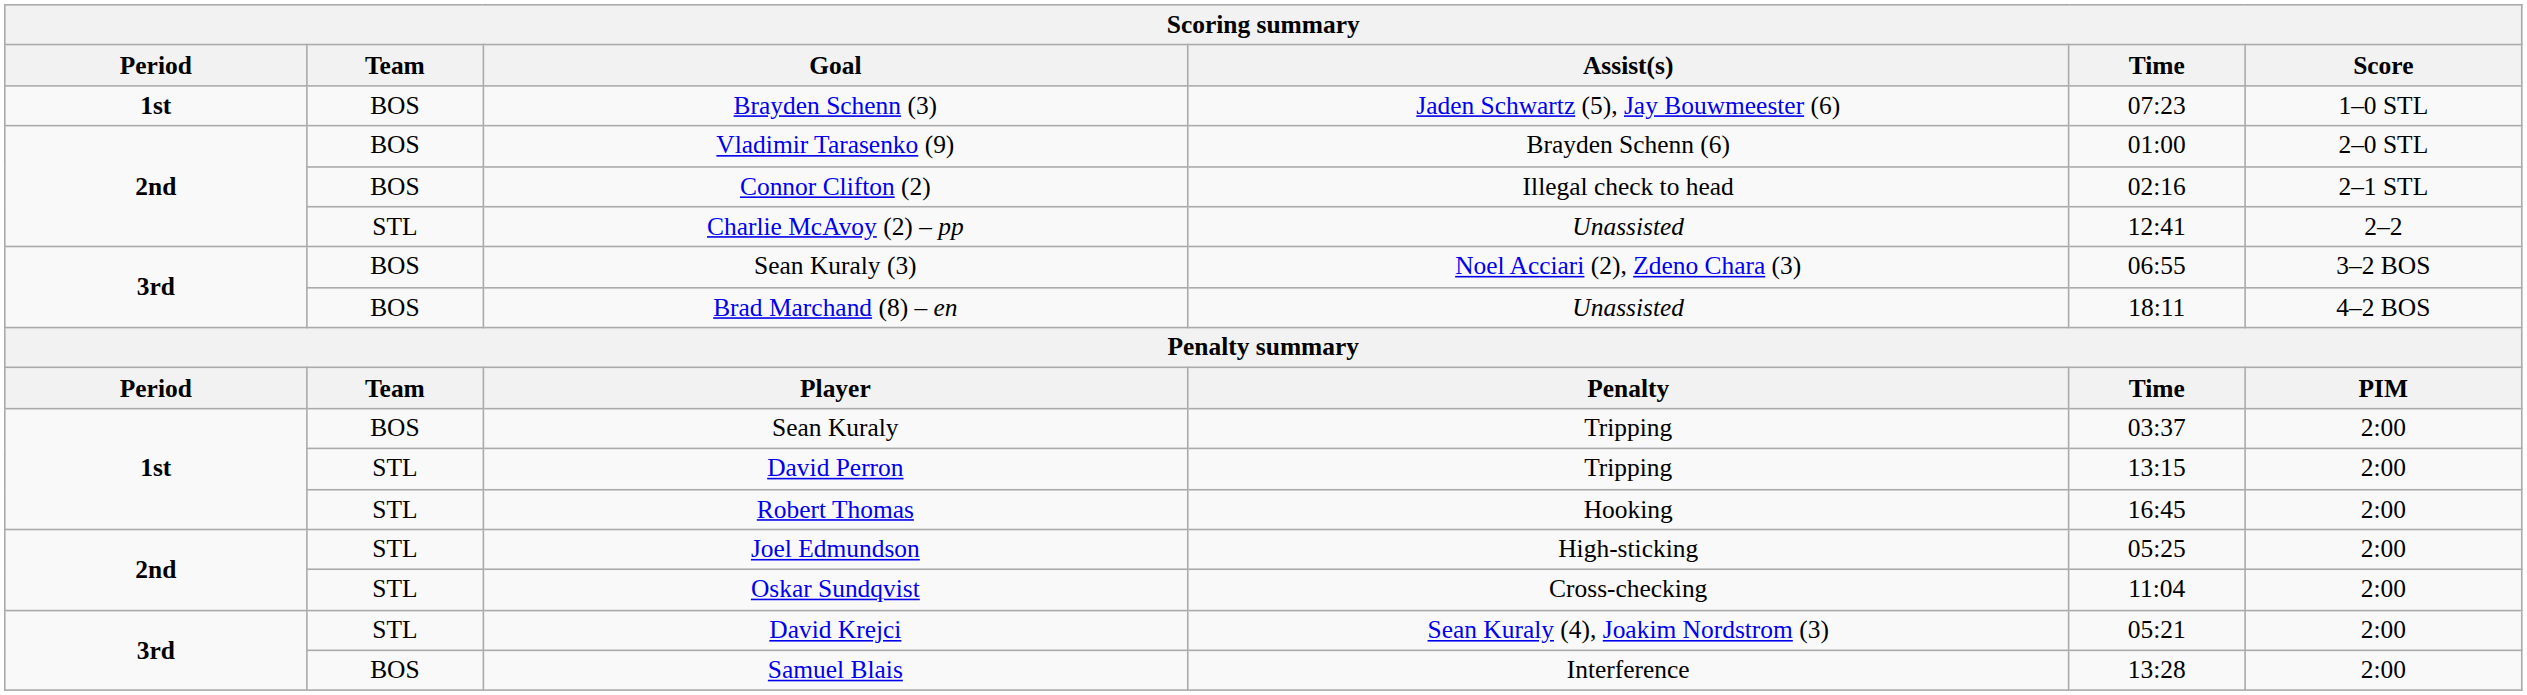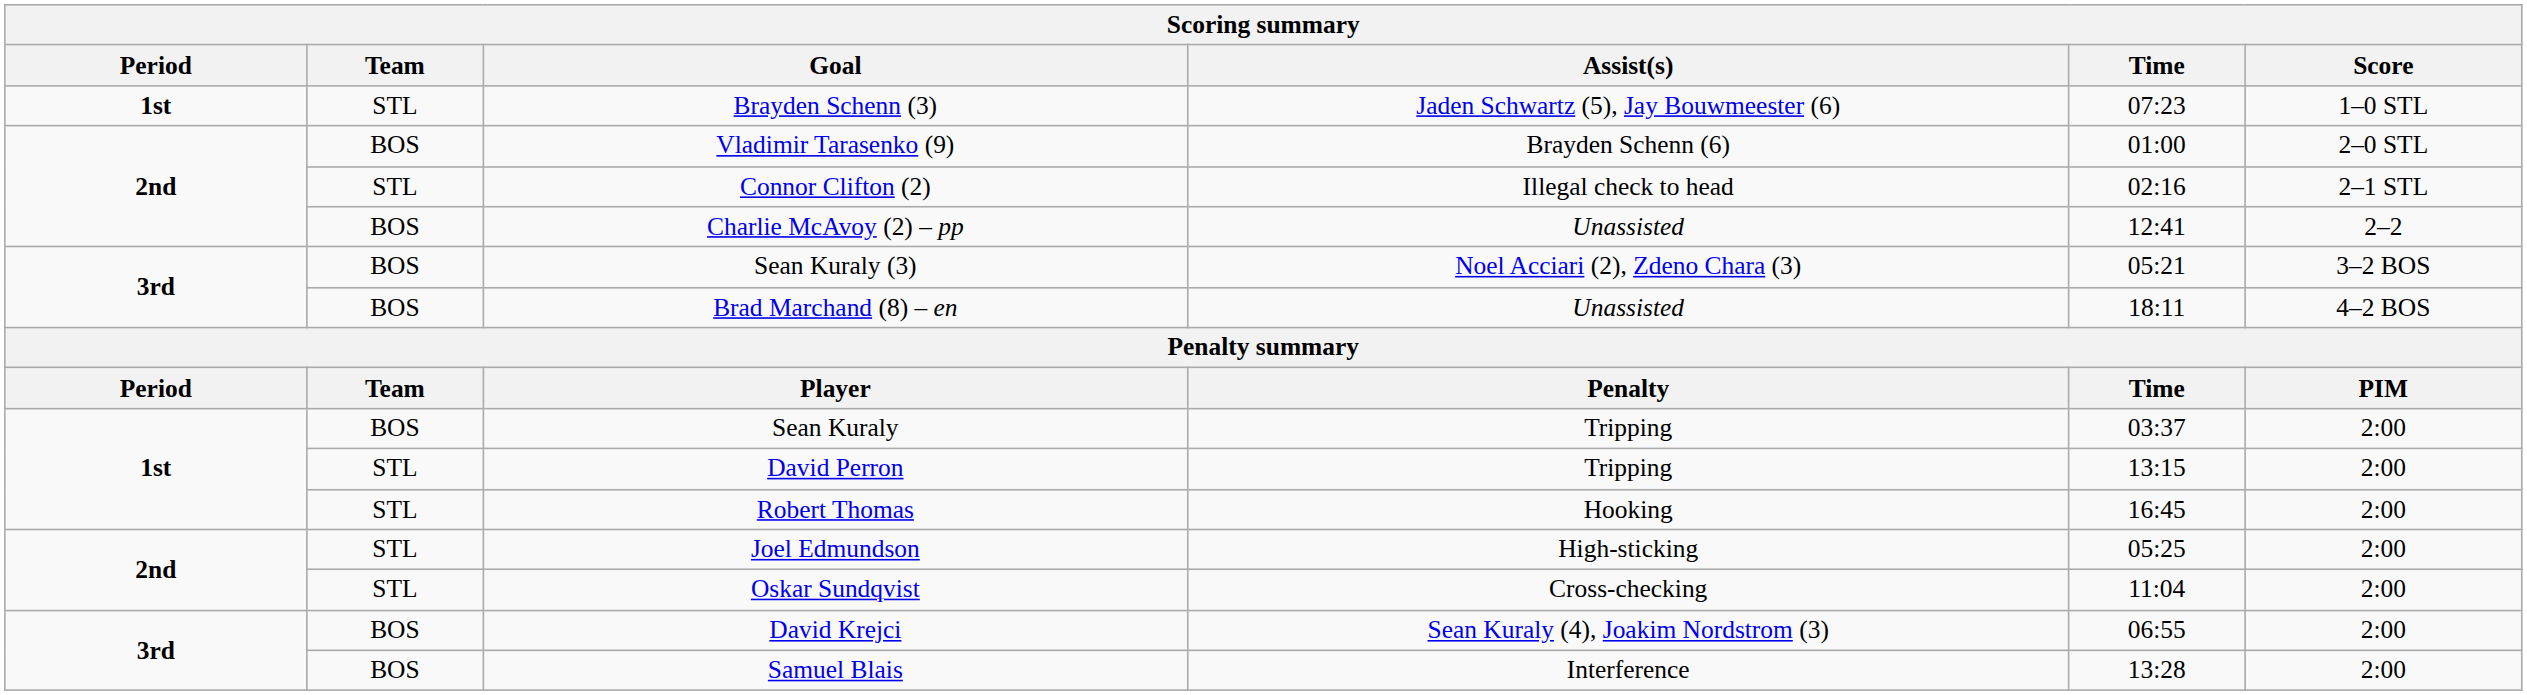(395, 105) BOS -> (395, 105) STL
(395, 186) BOS -> (395, 186) STL
(395, 226) STL -> (395, 226) BOS
(2157, 266) 06:55 -> (2157, 266) 05:21
(395, 629) STL -> (395, 629) BOS
(2157, 629) 05:21 -> (2157, 629) 06:55
